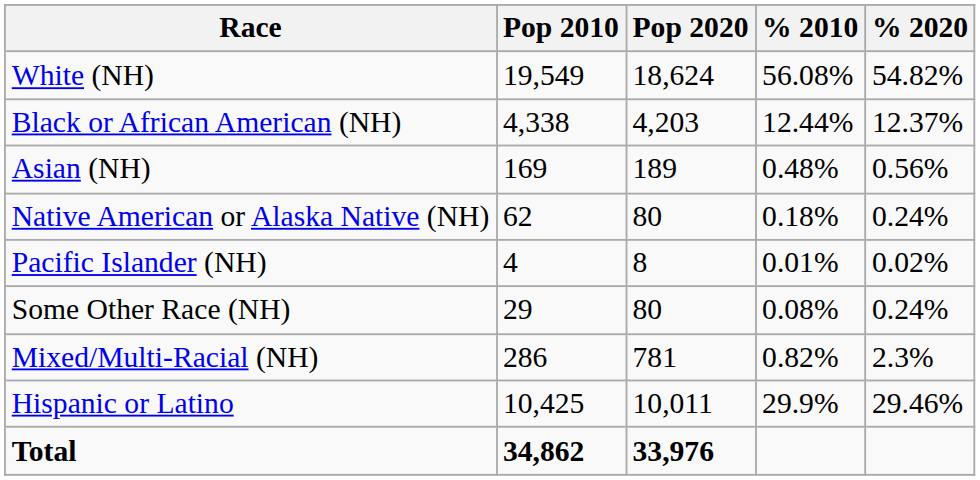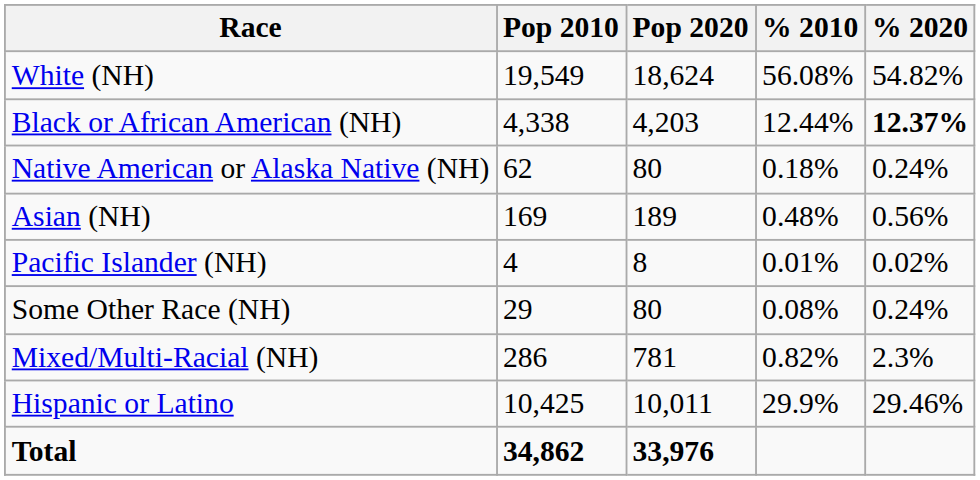(918, 121) normal -> (920, 121) bold
rows swapped: (251, 215) <-> (81, 168)
